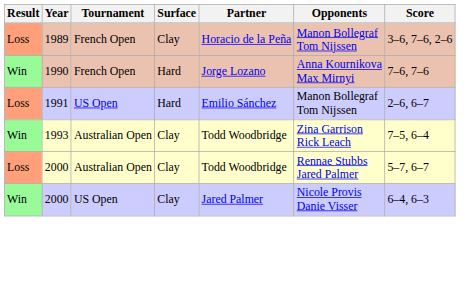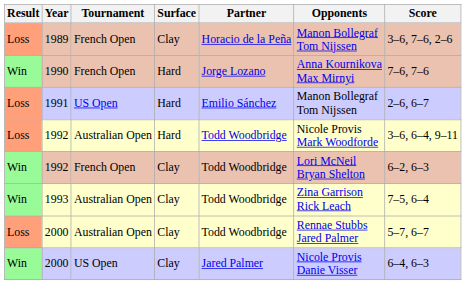+ row: (57, 135)
+ row: (57, 167)
